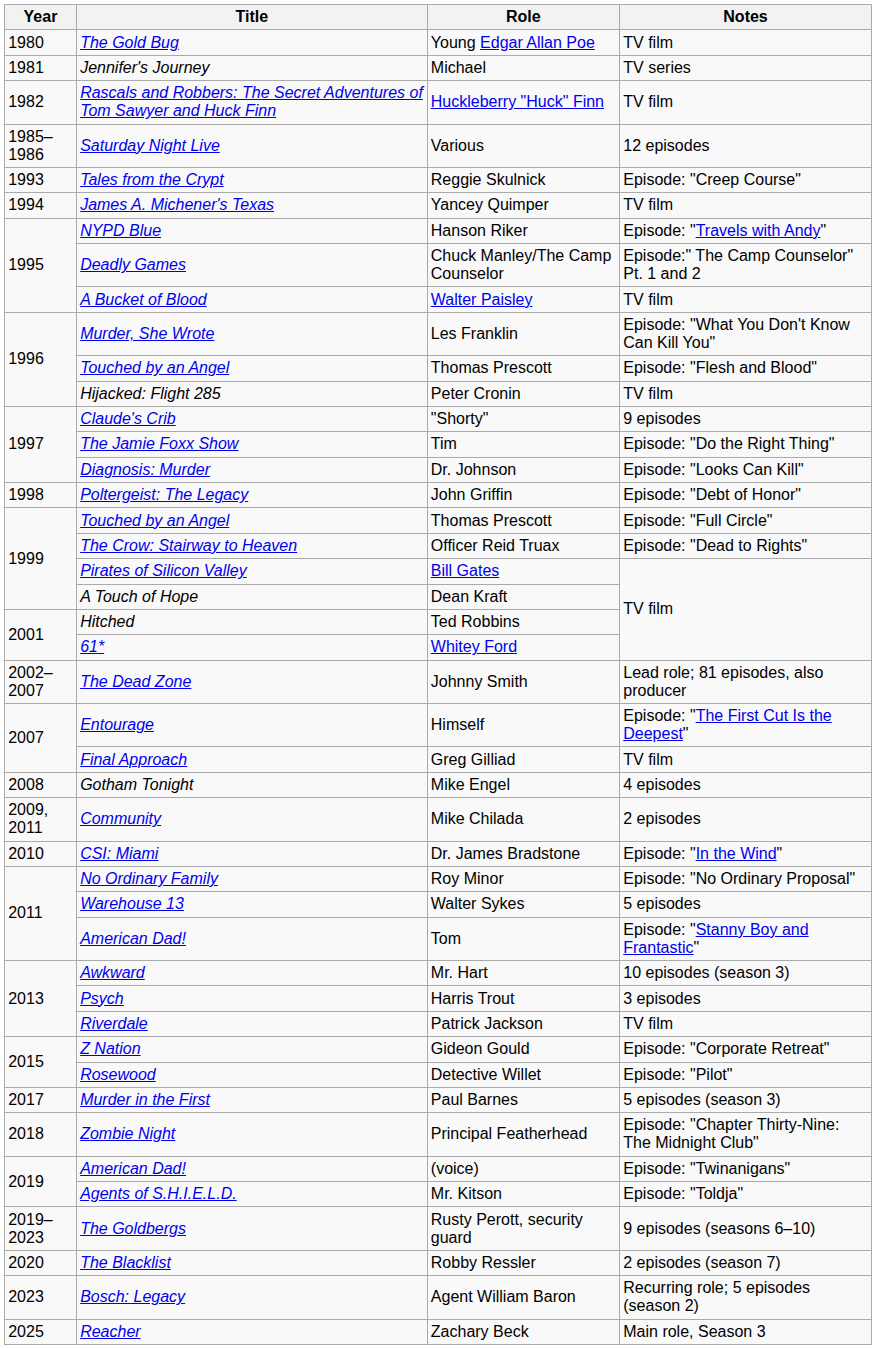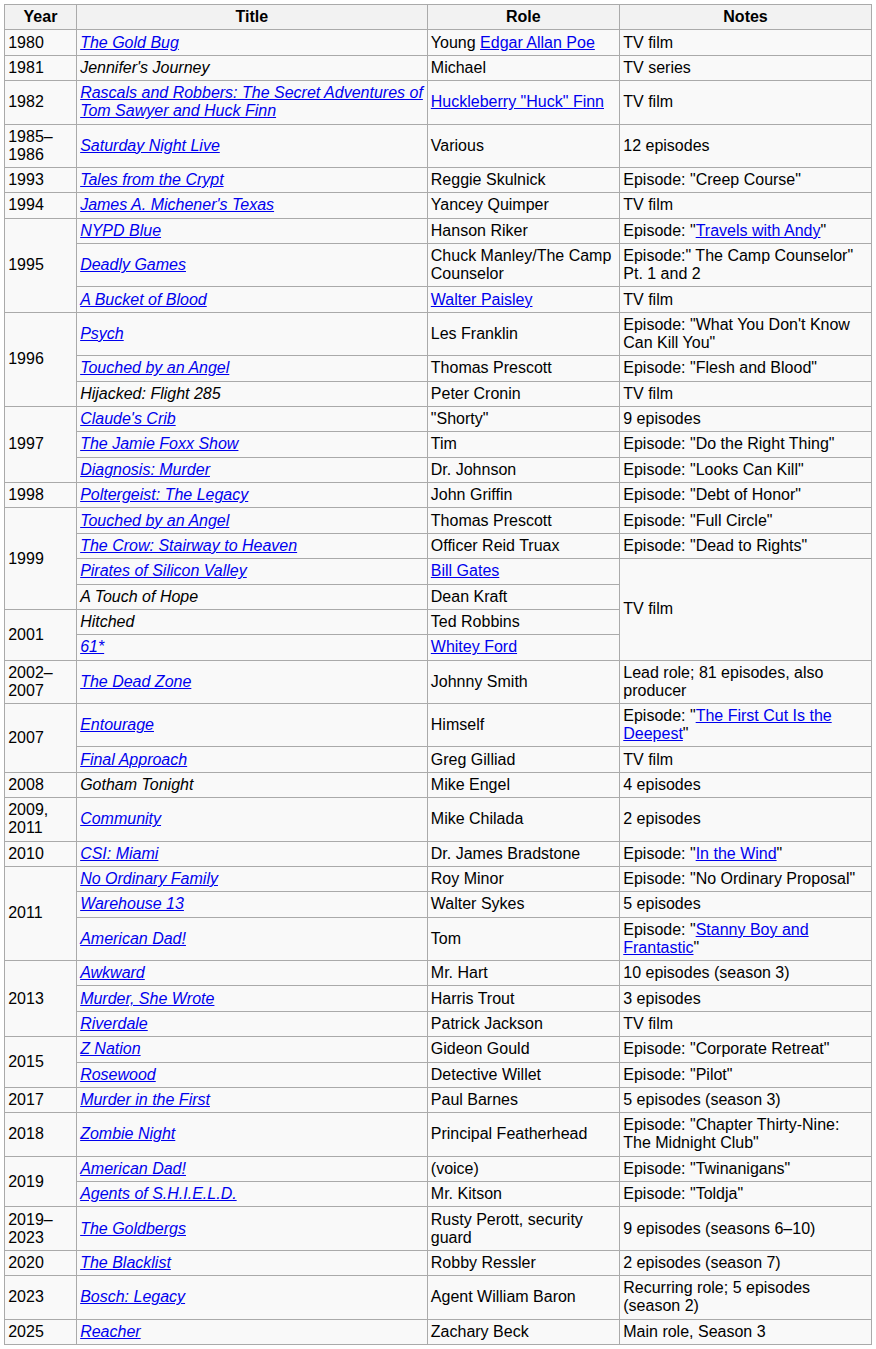(147, 333) Murder, She Wrote -> (102, 333) Psych
(102, 998) Psych -> (147, 998) Murder, She Wrote
